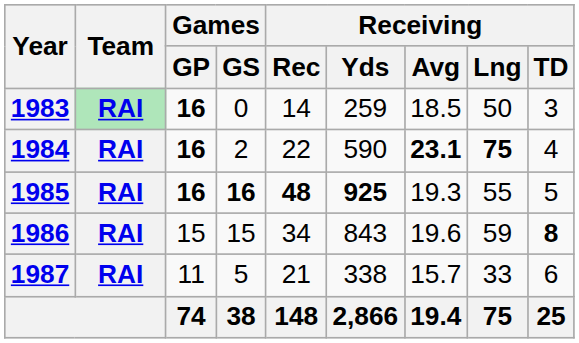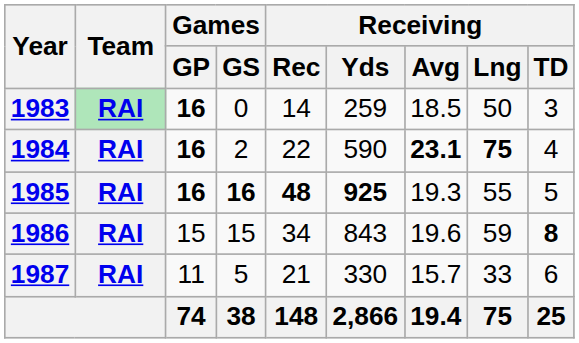(365, 274) 338 -> (365, 274) 330
